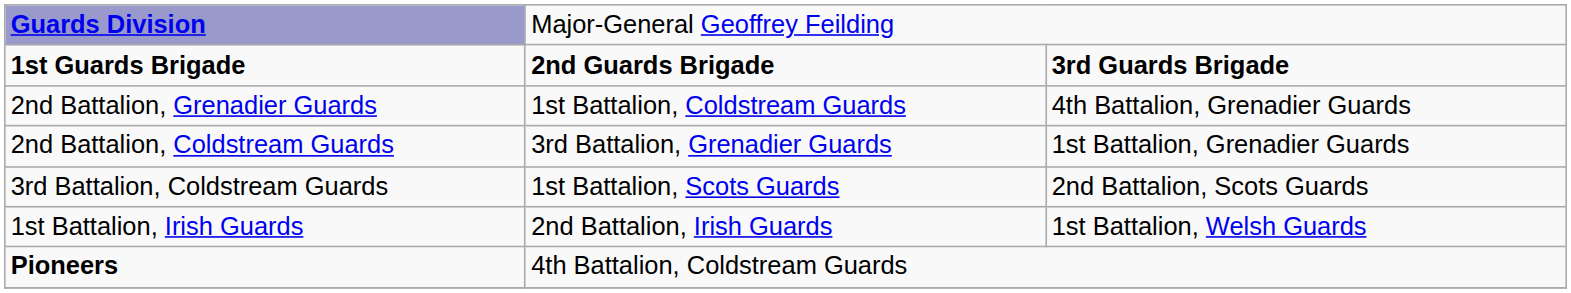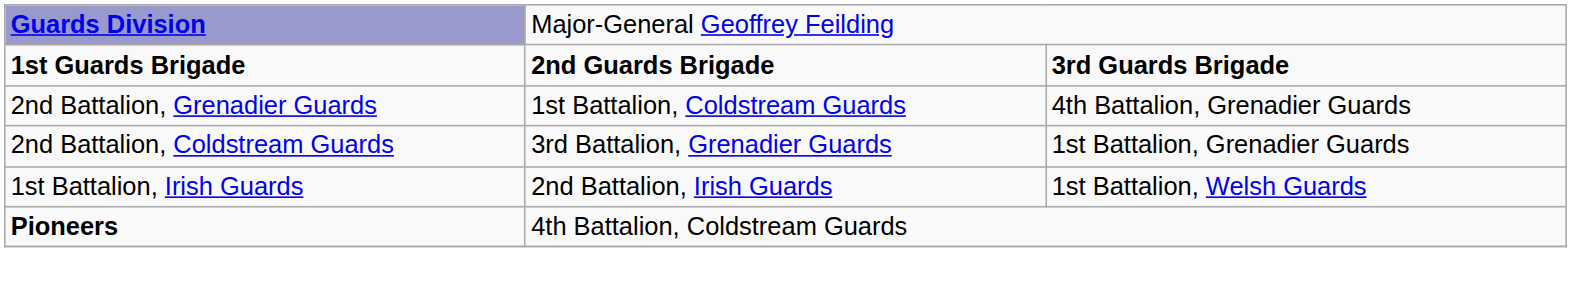- row: (199, 186)
